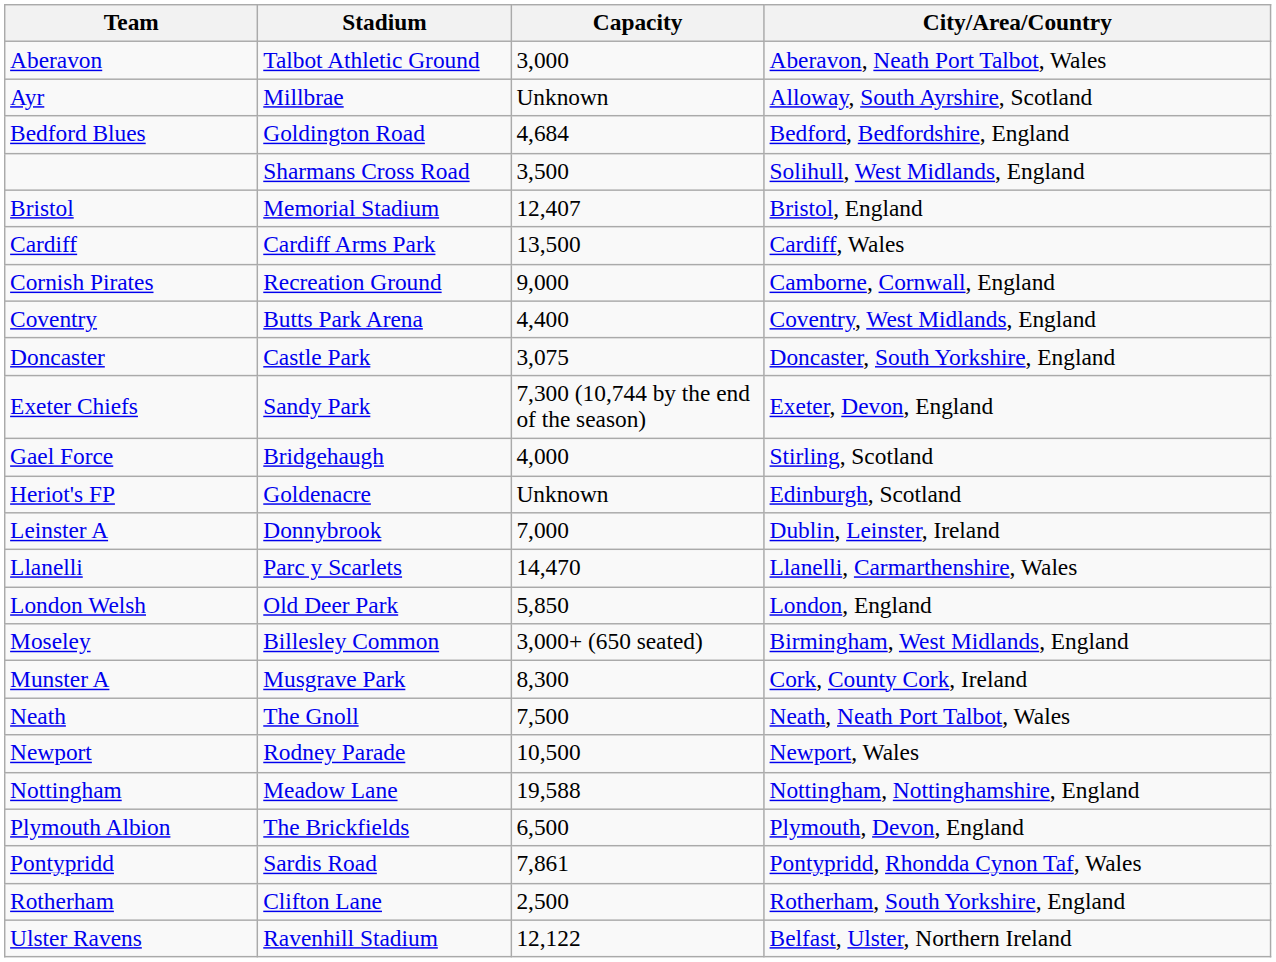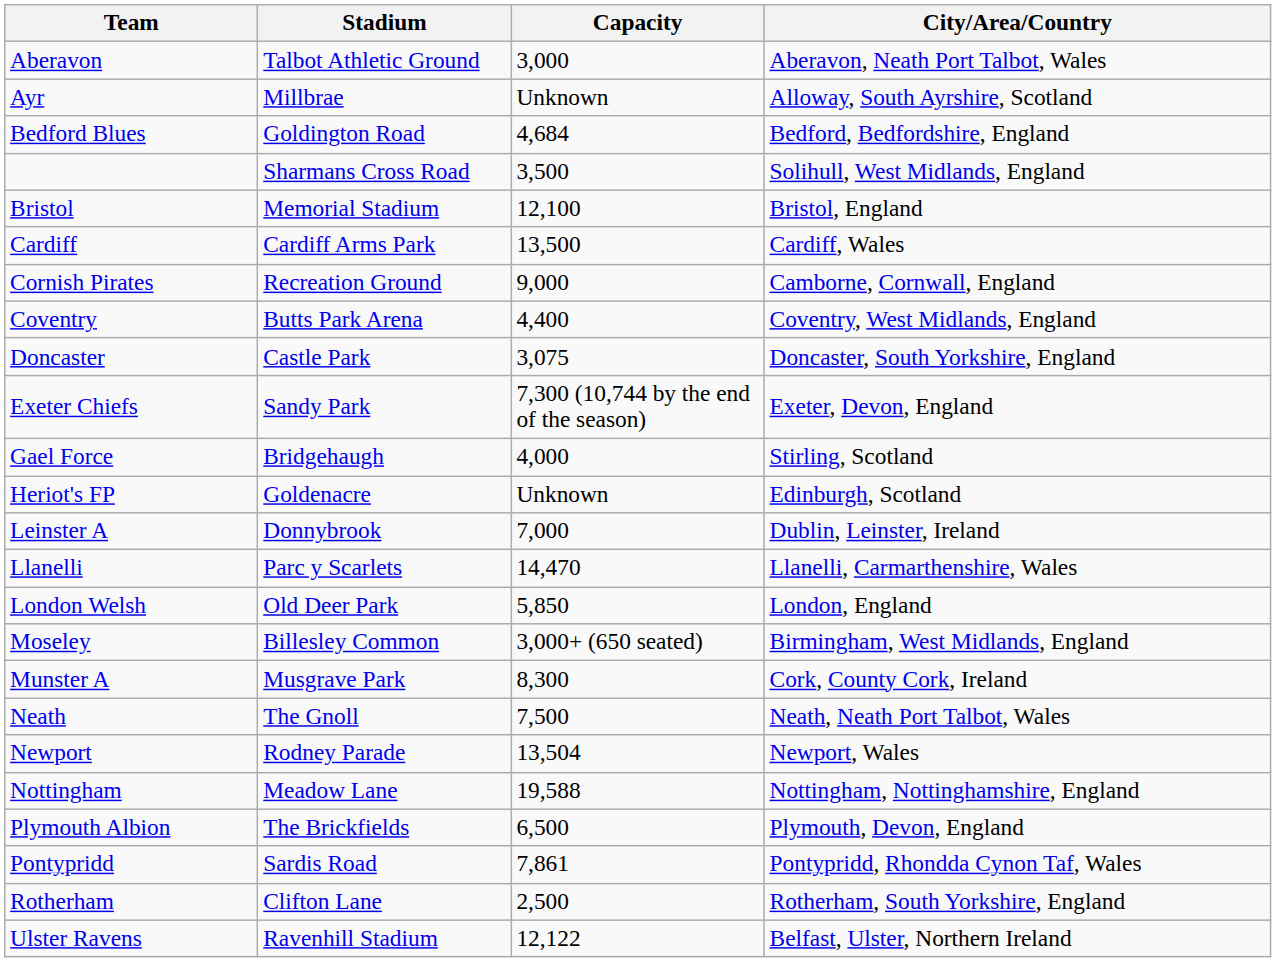(549, 208) 12,407 -> (549, 208) 12,100
(549, 753) 10,500 -> (549, 753) 13,504
